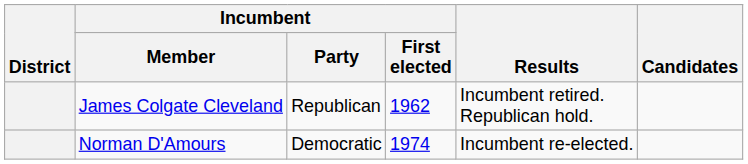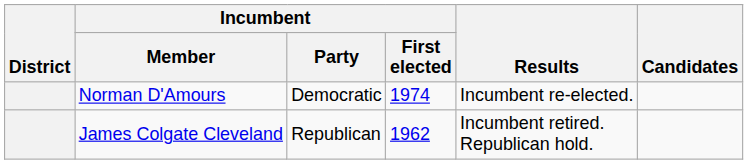rows swapped: (152, 144) <-> (181, 105)
